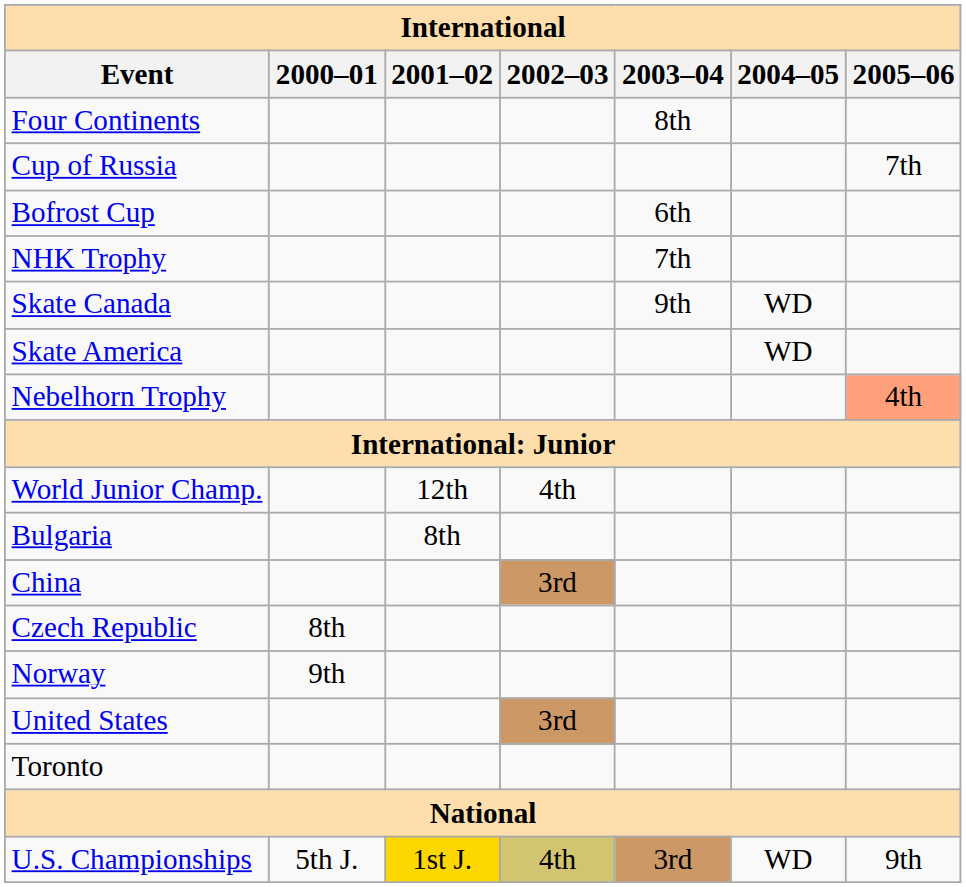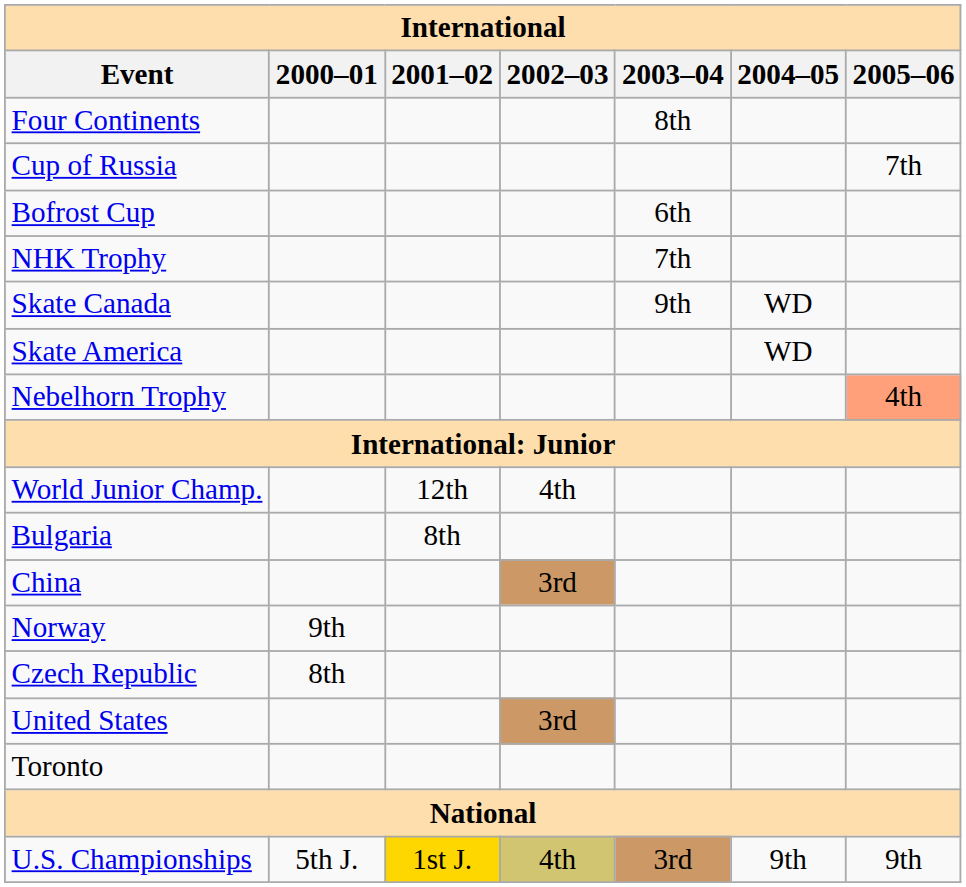rows swapped: (104, 627) <-> (59, 674)
(788, 858) WD -> (788, 858) 9th
